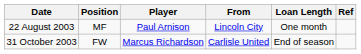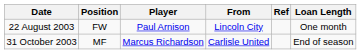columns swapped: (304, 12) <-> (346, 12)
(100, 27) MF -> (100, 27) FW
(100, 42) FW -> (100, 42) MF
